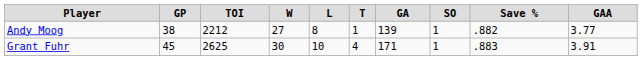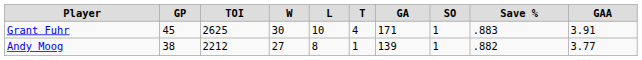rows swapped: (35, 30) <-> (38, 47)
